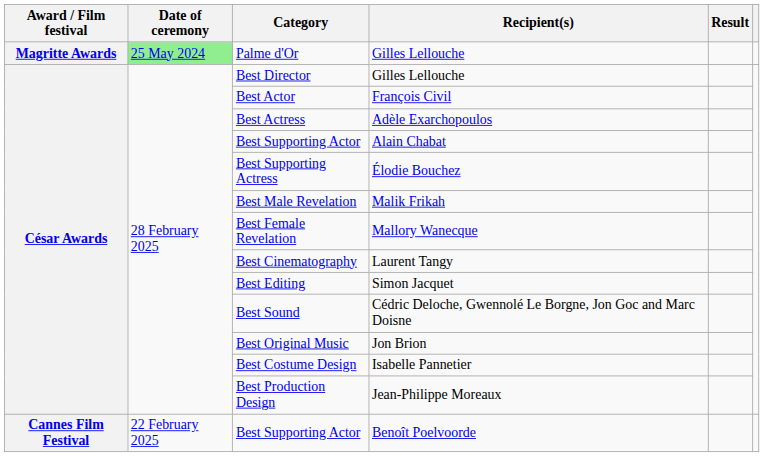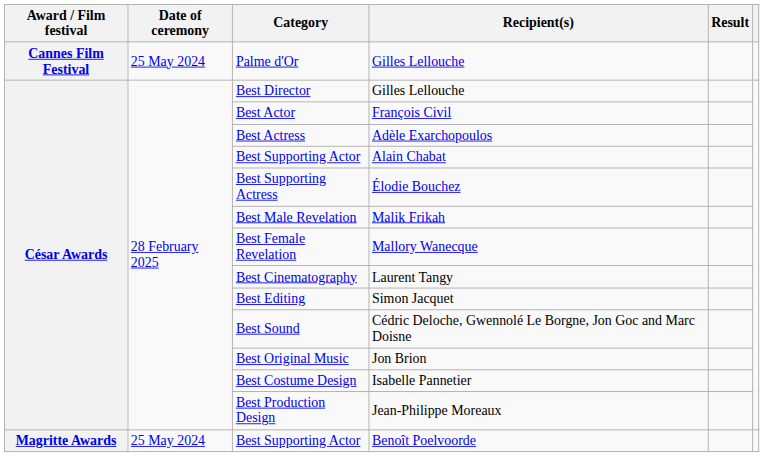(66, 53) Magritte Awards -> (66, 61) Cannes Film Festival
(168, 53) lightgreen background -> (168, 61) no background
(66, 432) Cannes Film Festival -> (66, 440) Magritte Awards
(165, 432) 22 February 2025 -> (168, 440) 25 May 2024
